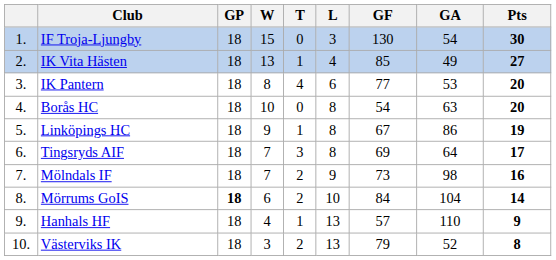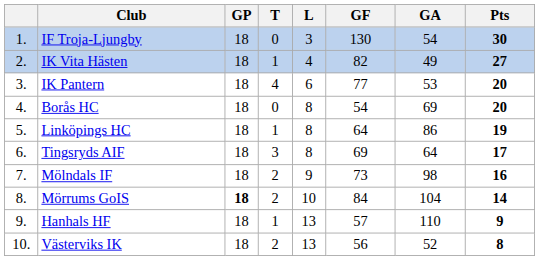- column: (267, 15)
(383, 61) 85 -> (360, 61) 82
(450, 107) 63 -> (430, 107) 69
(383, 130) 67 -> (360, 130) 64
(383, 244) 79 -> (360, 244) 56
